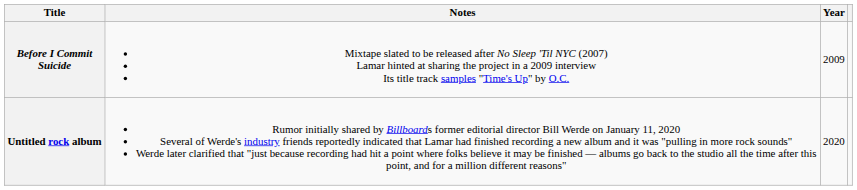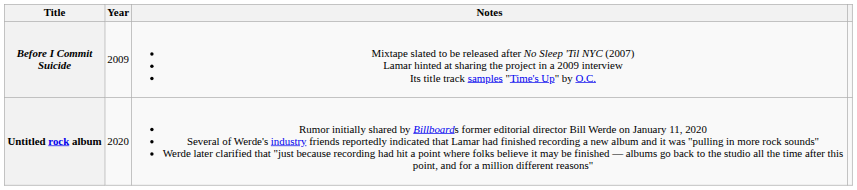columns swapped: (834, 13) <-> (463, 13)
